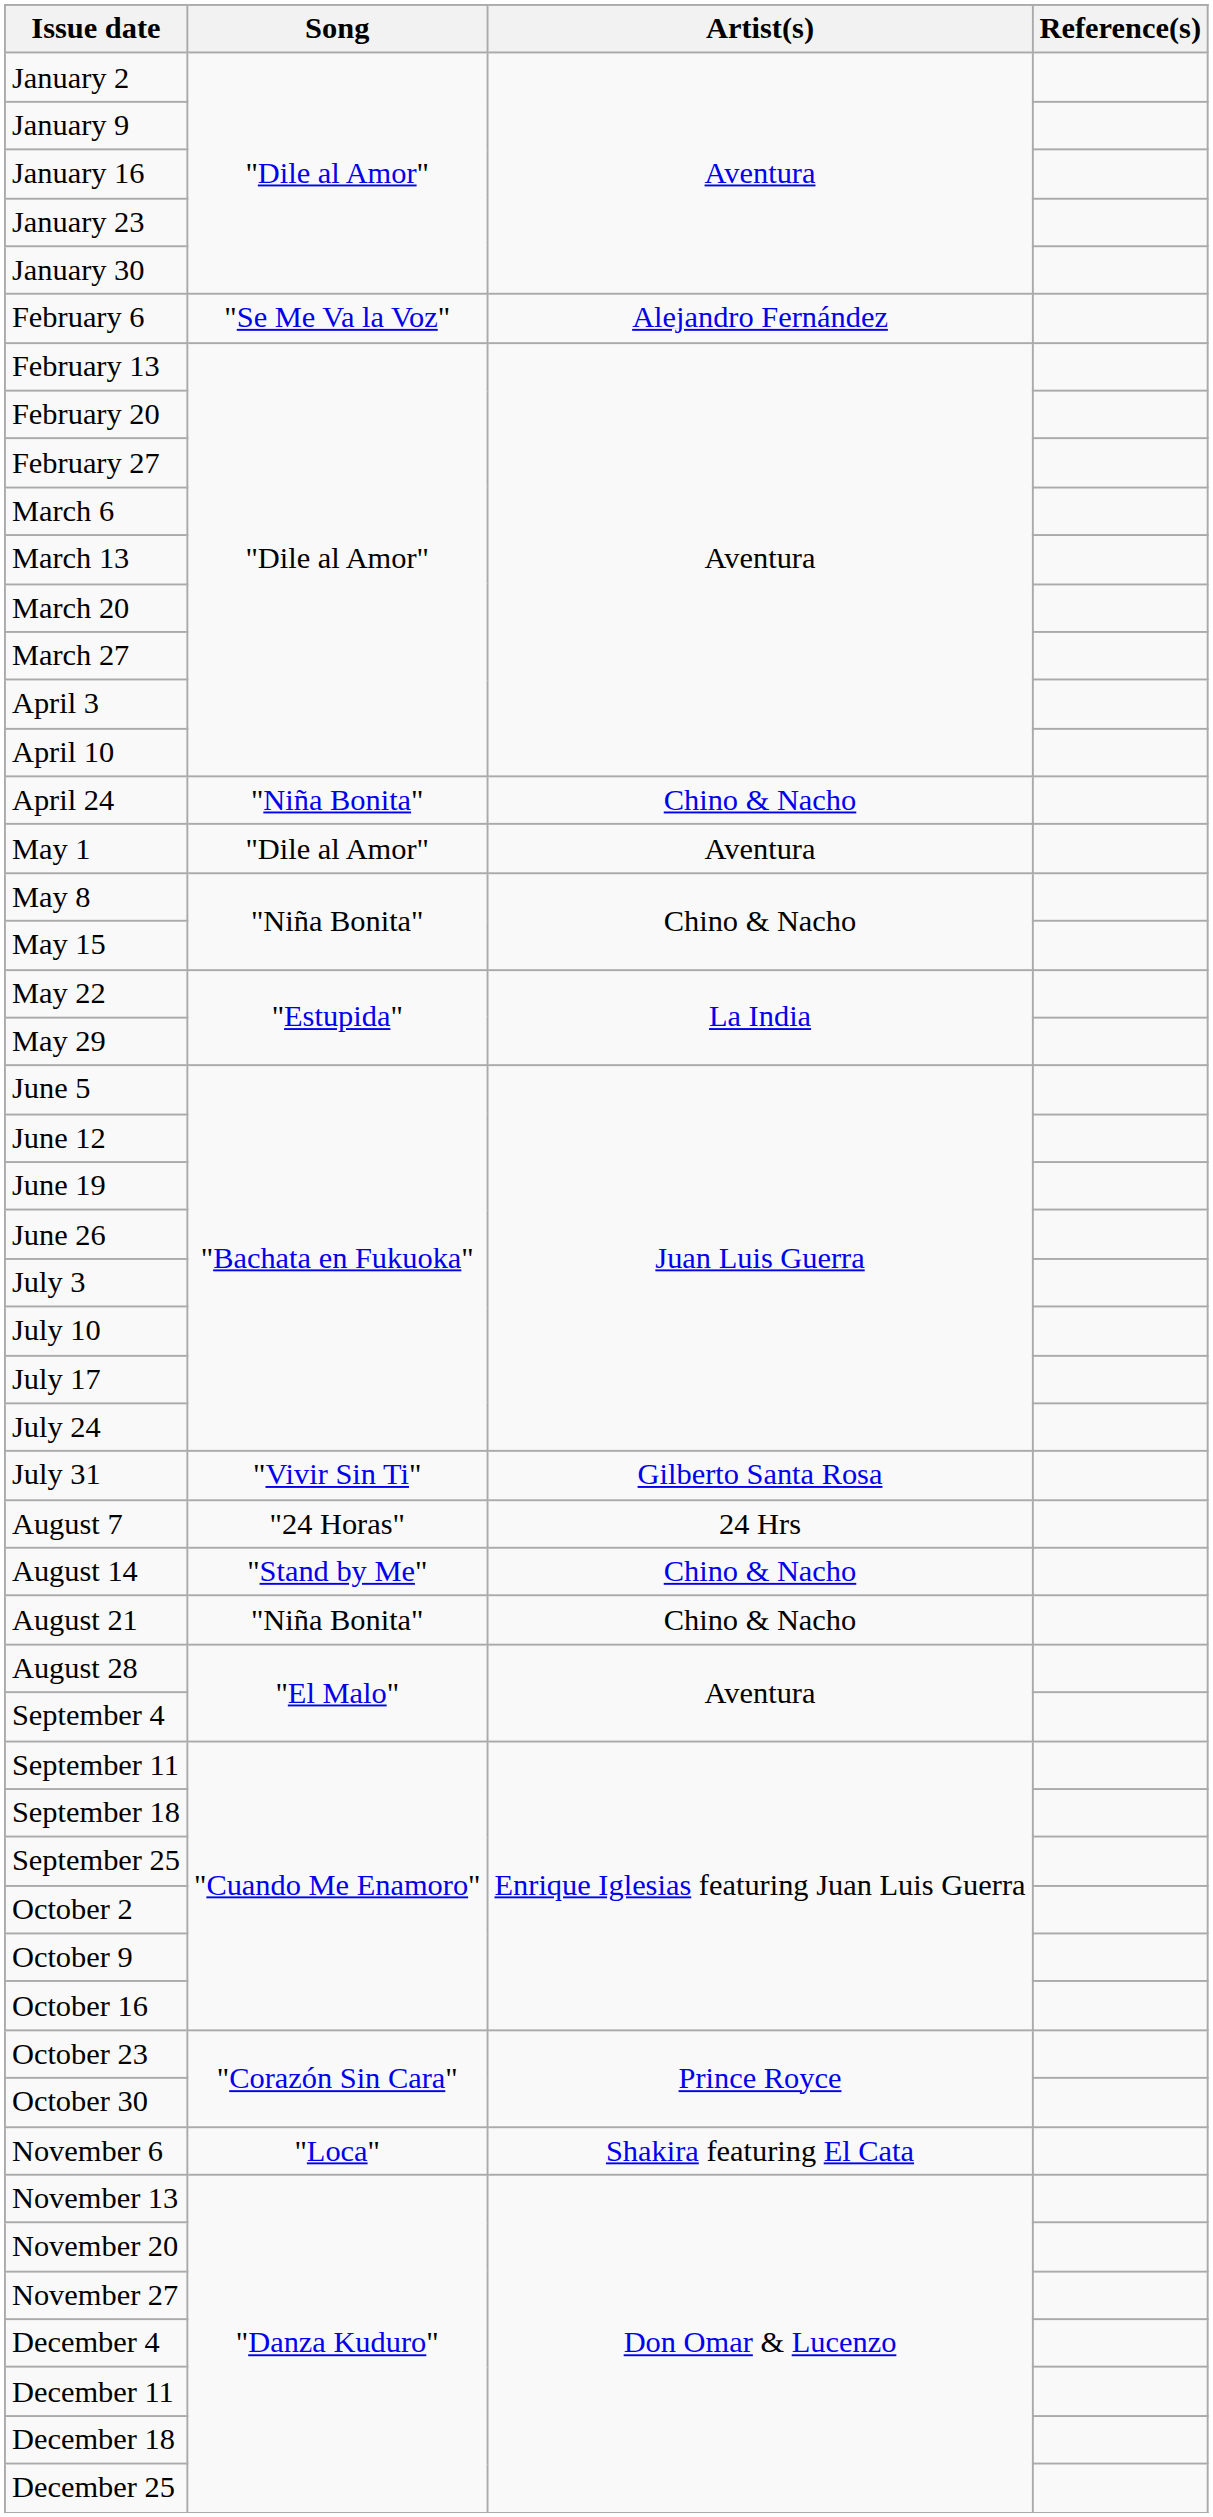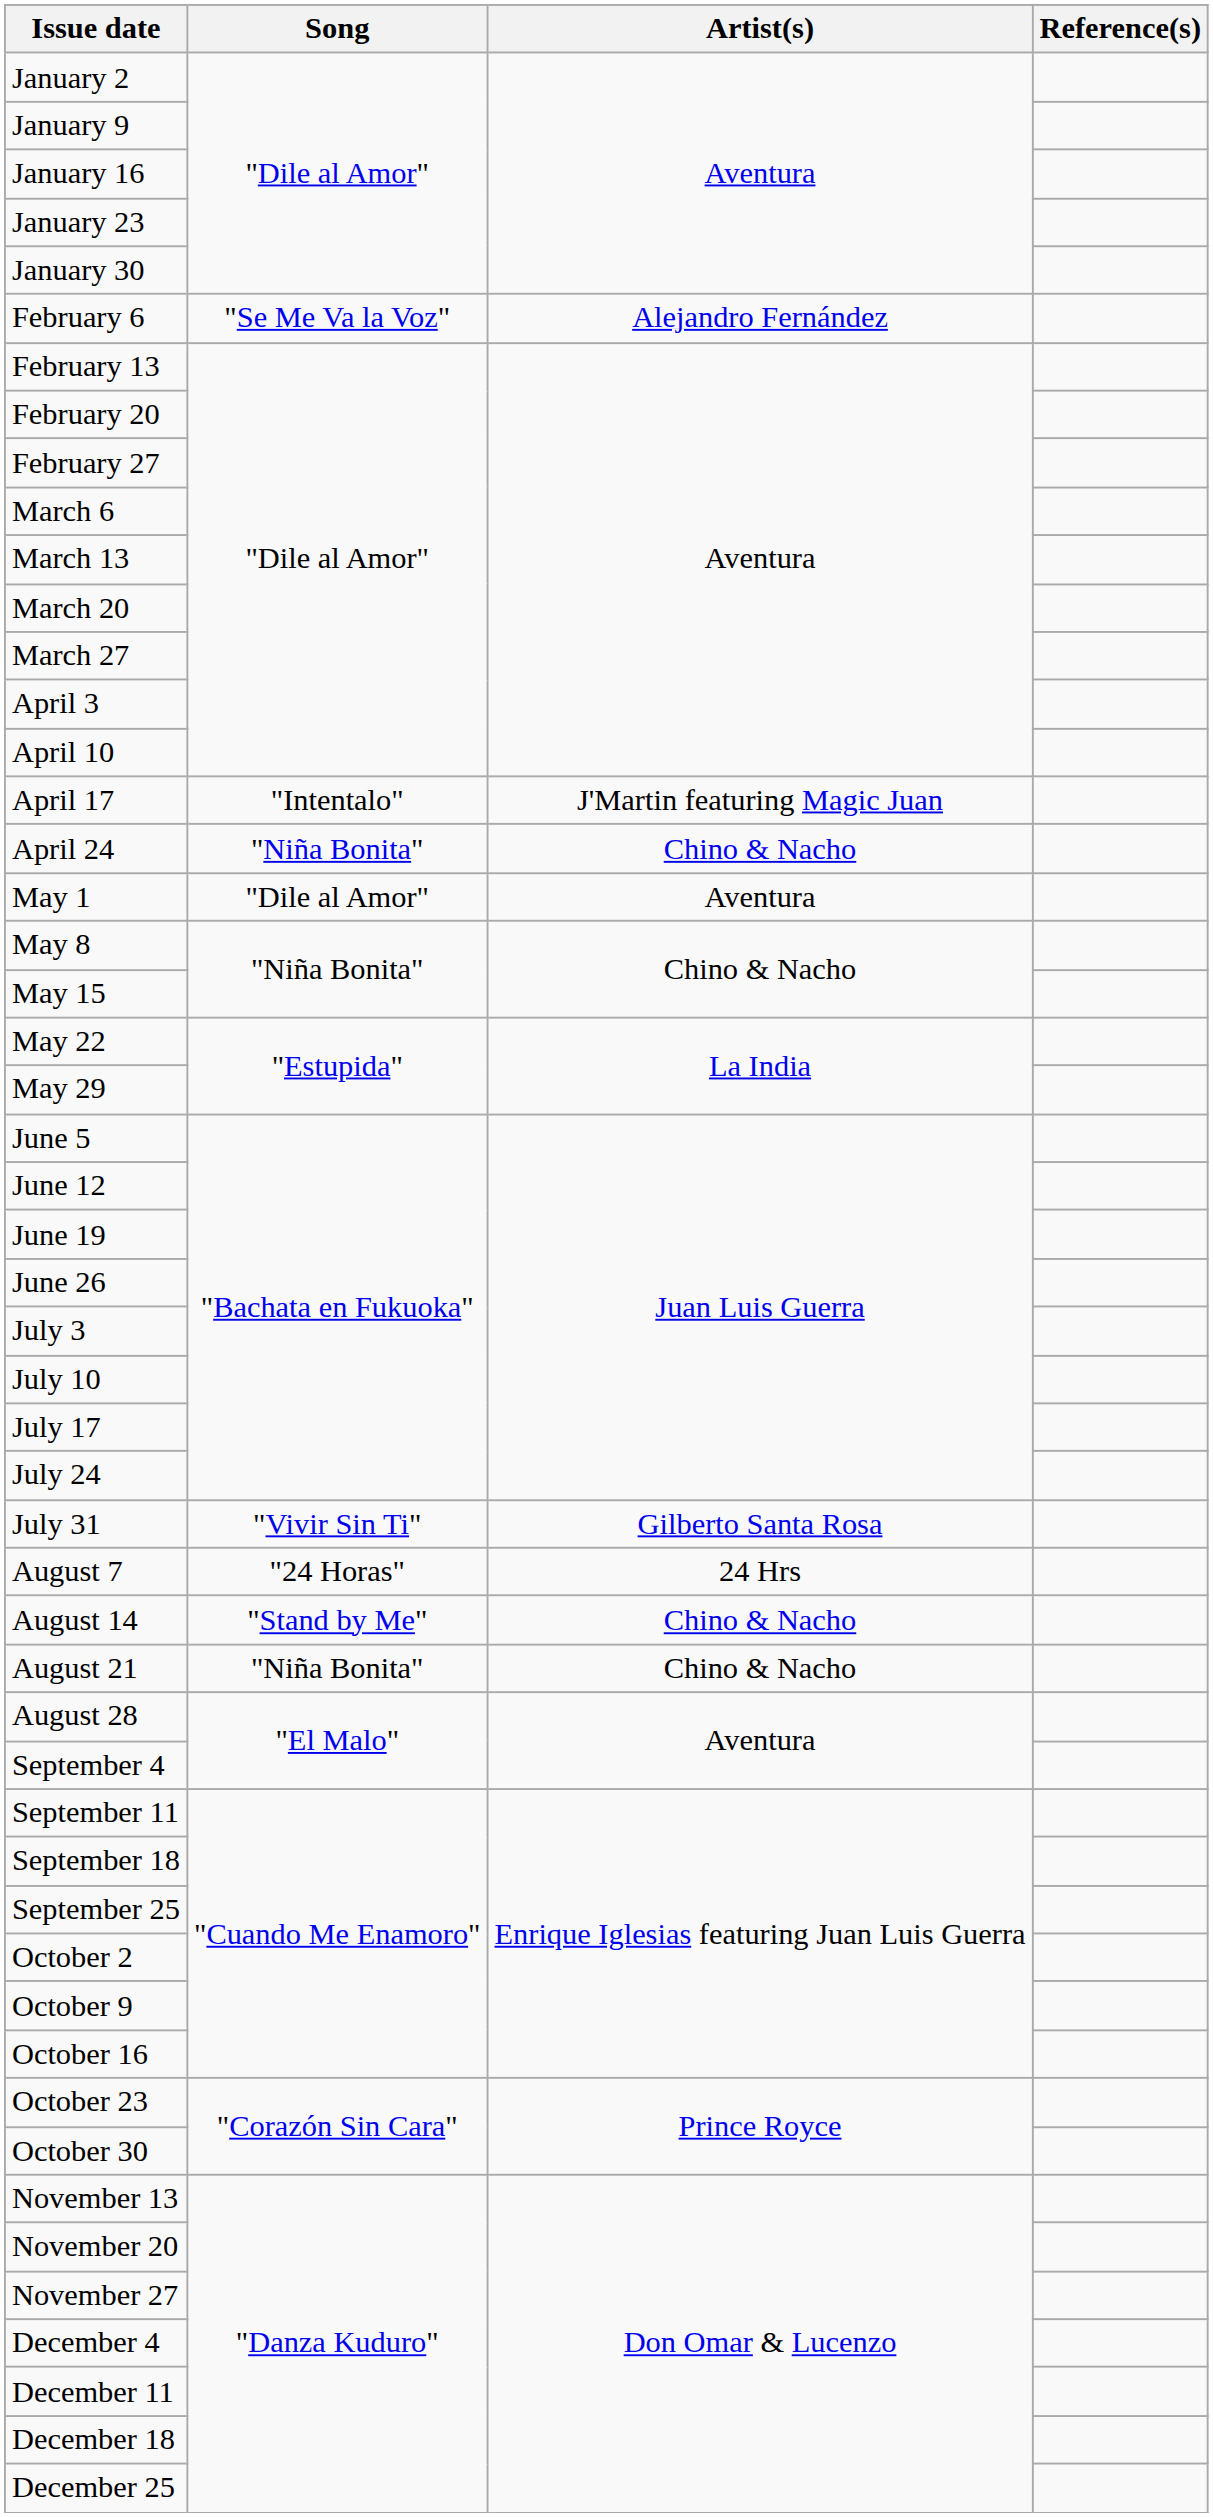+ row: (63, 800)
- row: (88, 2149)
